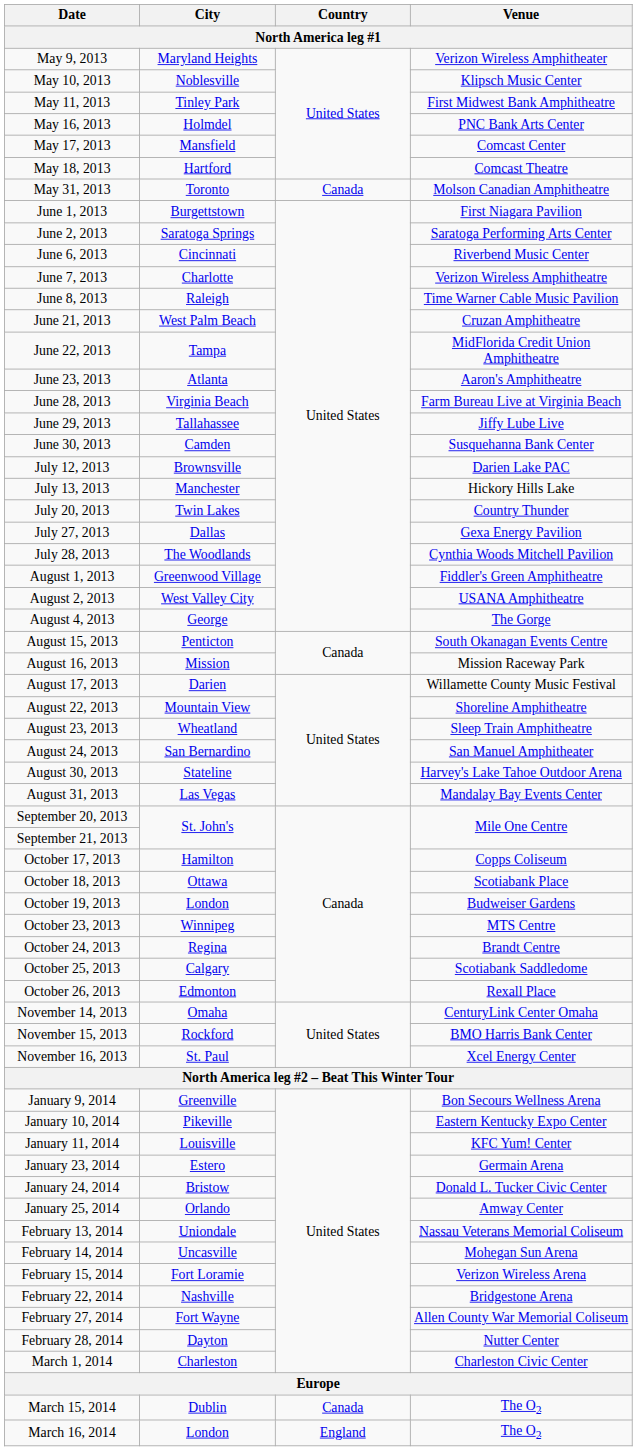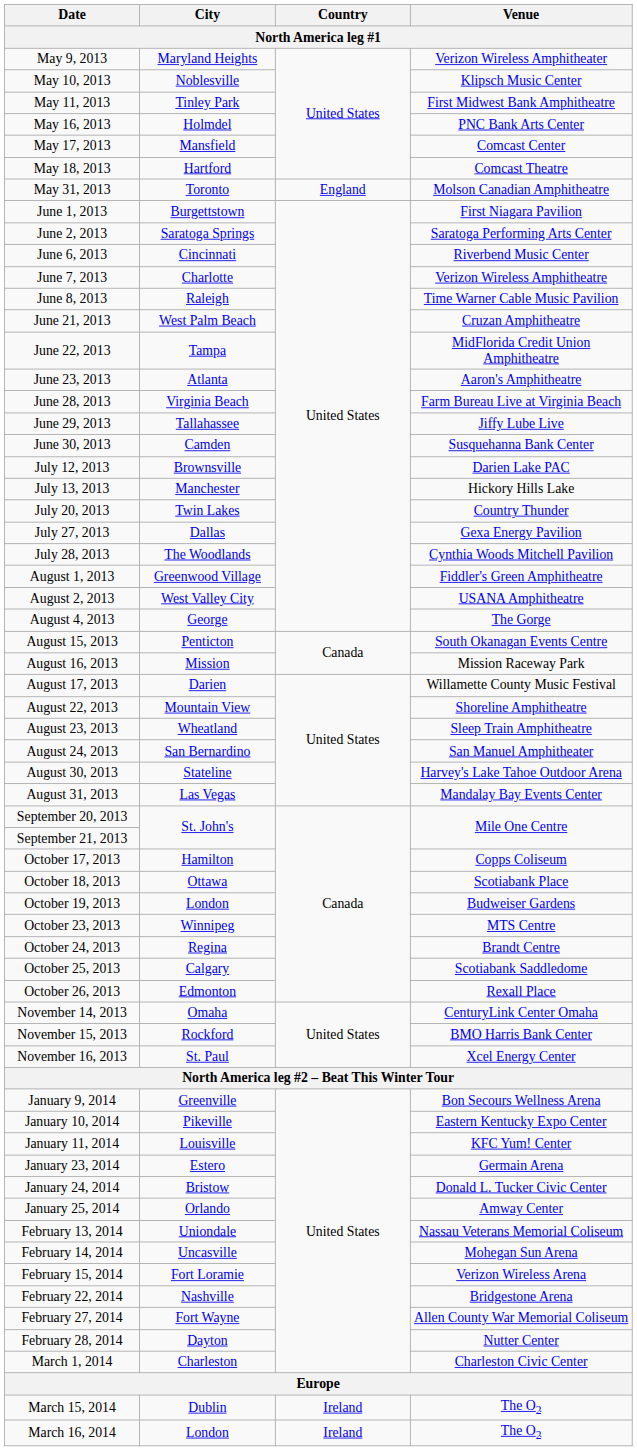(343, 189) Canada -> (343, 189) England
(343, 1407) Canada -> (343, 1407) Ireland
(343, 1432) England -> (343, 1432) Ireland
